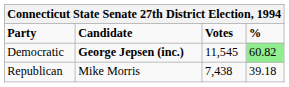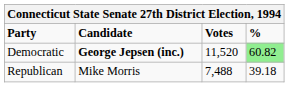(222, 52) 11,545 -> (222, 52) 11,520
(219, 71) 7,438 -> (219, 71) 7,488
